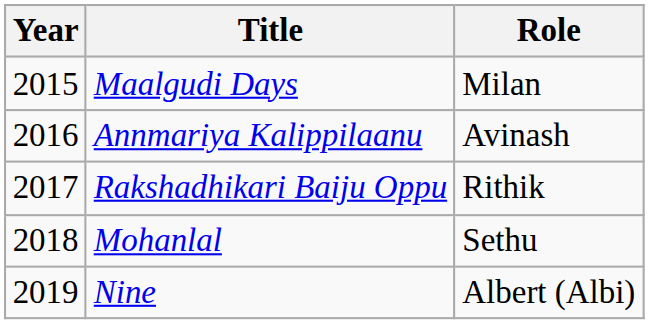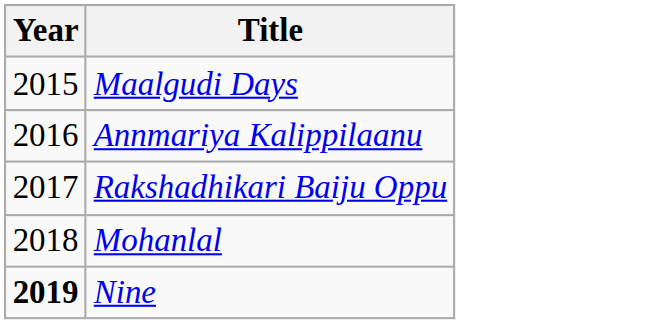- column: (549, 30)
(46, 291) normal -> (46, 291) bold
